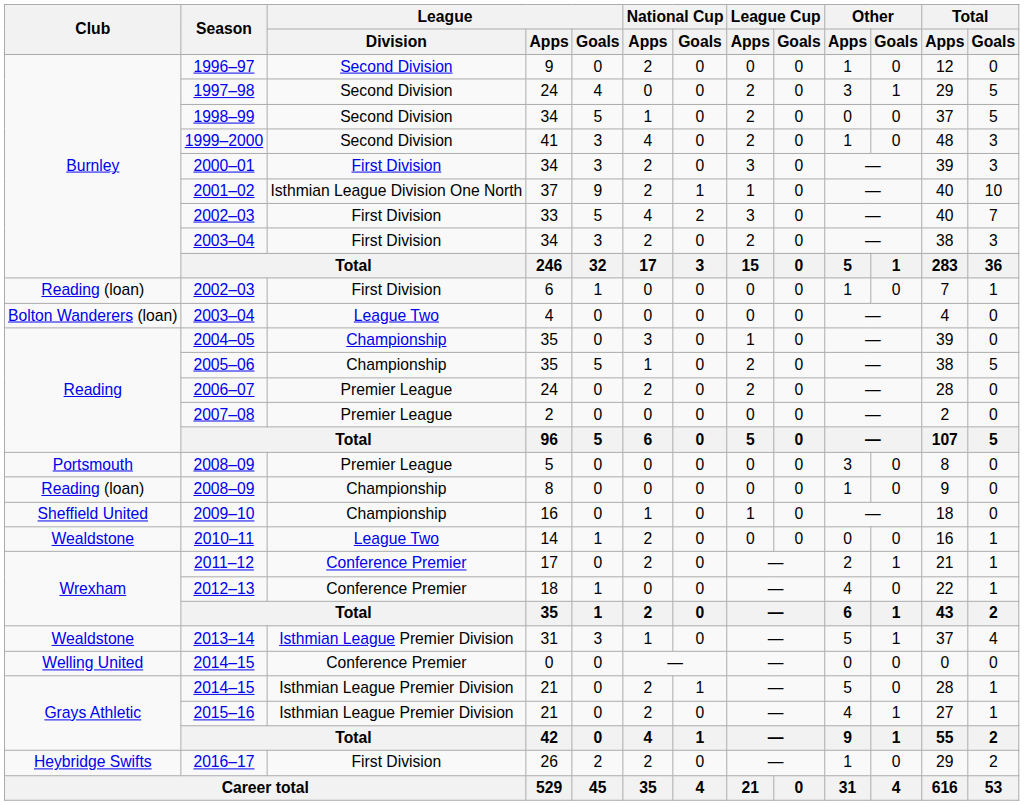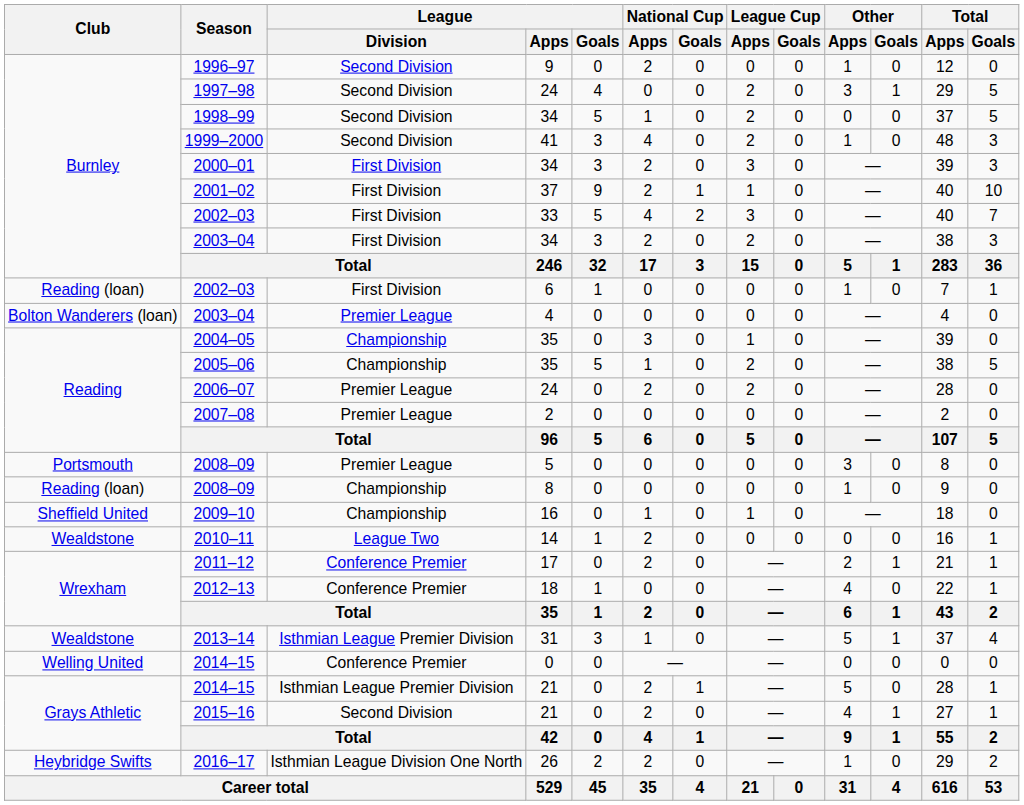(396, 191) Isthmian League Division One North -> (396, 191) First Division
(396, 315) League Two -> (396, 315) Premier League
(396, 713) Isthmian League Premier Division -> (396, 713) Second Division
(396, 762) First Division -> (396, 762) Isthmian League Division One North
